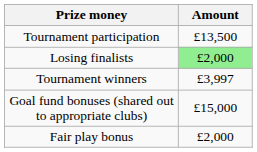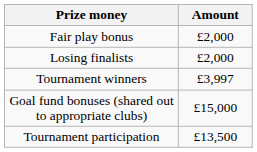rows swapped: (92, 36) <-> (92, 136)
(215, 57) lightgreen background -> (215, 57) no background
